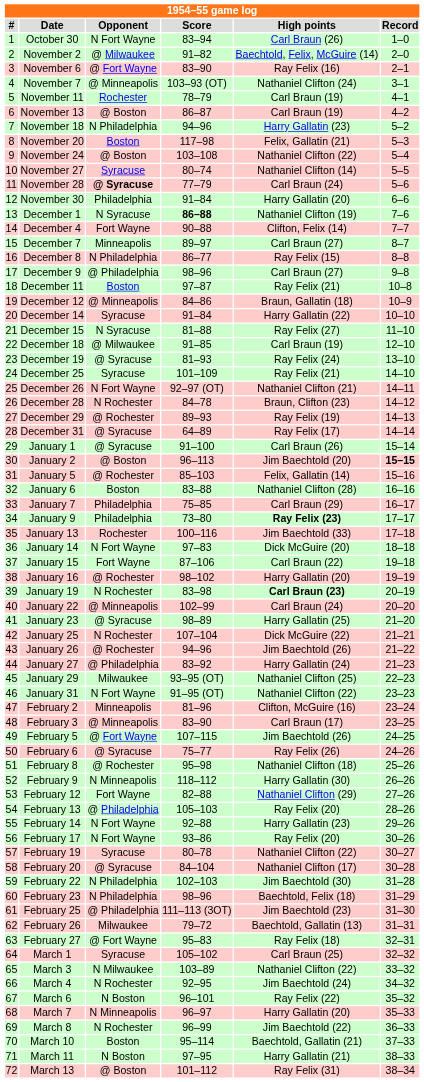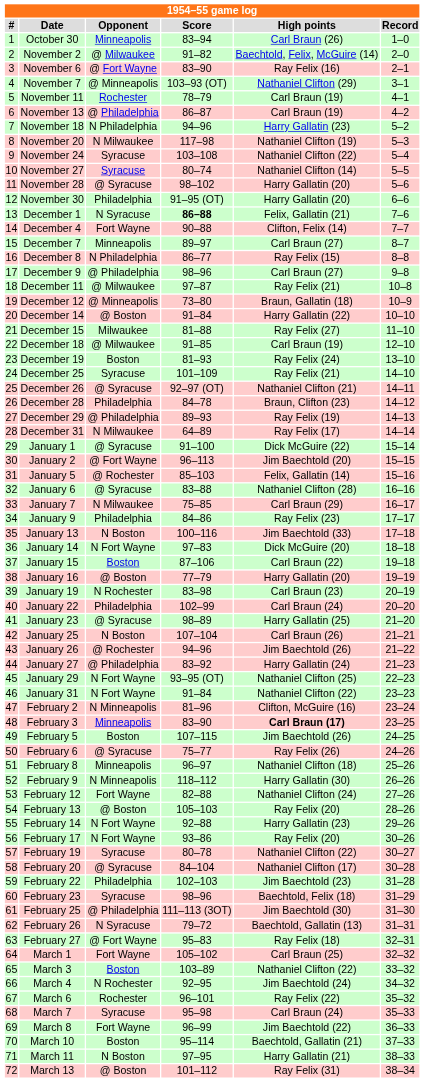(123, 40) N Fort Wayne -> (123, 40) Minneapolis
(307, 83) Nathaniel Clifton (24) -> (307, 83) Nathaniel Clifton (29)
(123, 112) @ Boston -> (123, 112) @ Philadelphia
(123, 141) Boston -> (123, 141) N Milwaukee
(307, 141) Felix, Gallatin (21) -> (307, 141) Nathaniel Clifton (19)
(123, 156) @ Boston -> (123, 156) Syracuse
(123, 185) bold -> (123, 185) normal
(197, 185) 77–79 -> (197, 185) 98–102
(307, 185) Carl Braun (24) -> (307, 185) Harry Gallatin (20)
(197, 199) 91–84 -> (197, 199) 91–95 (OT)
(307, 214) Nathaniel Clifton (19) -> (307, 214) Felix, Gallatin (21)
(123, 286) Boston -> (123, 286) @ Milwaukee
(197, 301) 84–86 -> (197, 301) 73–80
(123, 316) Syracuse -> (123, 316) @ Boston
(123, 330) N Syracuse -> (123, 330) Milwaukee
(123, 359) @ Syracuse -> (123, 359) Boston
(123, 388) N Fort Wayne -> (123, 388) @ Syracuse
(123, 403) N Rochester -> (123, 403) Philadelphia
(123, 417) @ Rochester -> (123, 417) @ Philadelphia
(123, 432) @ Syracuse -> (123, 432) N Milwaukee
(307, 446) Carl Braun (26) -> (307, 446) Dick McGuire (22)
(123, 461) @ Boston -> (123, 461) @ Fort Wayne
(400, 461) bold -> (400, 461) normal
(123, 490) Boston -> (123, 490) @ Syracuse
(123, 504) Philadelphia -> (123, 504) N Milwaukee
(197, 519) 73–80 -> (197, 519) 84–86
(307, 519) bold -> (307, 519) normal
(123, 533) Rochester -> (123, 533) N Boston
(123, 562) Fort Wayne -> (123, 562) Boston
(123, 577) @ Rochester -> (123, 577) @ Boston
(197, 577) 98–102 -> (197, 577) 77–79
(307, 591) bold -> (307, 591) normal
(123, 606) @ Minneapolis -> (123, 606) Philadelphia
(123, 635) N Rochester -> (123, 635) N Boston
(307, 635) Dick McGuire (22) -> (307, 635) Carl Braun (26)
(123, 679) Milwaukee -> (123, 679) N Fort Wayne
(197, 693) 91–95 (OT) -> (197, 693) 91–84
(123, 708) Minneapolis -> (123, 708) N Minneapolis
(123, 722) @ Minneapolis -> (123, 722) Minneapolis
(307, 722) normal -> (307, 722) bold
(123, 737) @ Fort Wayne -> (123, 737) Boston
(123, 766) @ Rochester -> (123, 766) Minneapolis
(197, 766) 95–98 -> (197, 766) 96–97
(307, 795) Nathaniel Clifton (29) -> (307, 795) Nathaniel Clifton (24)
(123, 809) @ Philadelphia -> (123, 809) @ Boston
(123, 882) N Philadelphia -> (123, 882) Philadelphia
(307, 882) Jim Baechtold (30) -> (307, 882) Jim Baechtold (23)
(123, 896) N Philadelphia -> (123, 896) Syracuse
(307, 911) Jim Baechtold (23) -> (307, 911) Jim Baechtold (30)
(123, 925) Milwaukee -> (123, 925) N Syracuse
(123, 954) Syracuse -> (123, 954) Fort Wayne
(123, 969) N Milwaukee -> (123, 969) Boston
(123, 998) N Boston -> (123, 998) Rochester
(123, 1012) N Minneapolis -> (123, 1012) Syracuse
(197, 1012) 96–97 -> (197, 1012) 95–98
(307, 1012) Harry Gallatin (20) -> (307, 1012) Carl Braun (24)
(123, 1027) N Rochester -> (123, 1027) Fort Wayne
